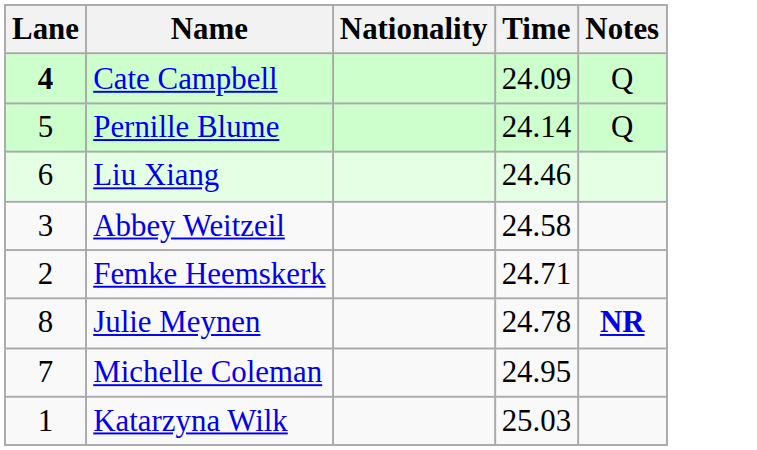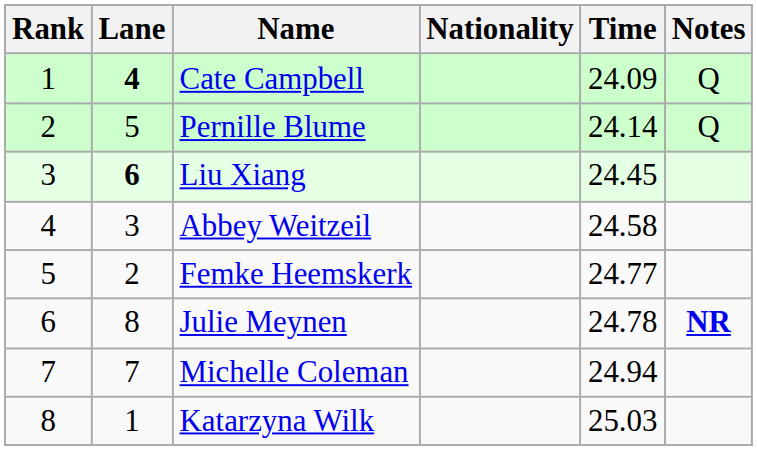+ column: (48, 28)
(46, 175) normal -> (132, 175) bold
(536, 175) 24.46 -> (623, 175) 24.45
(536, 273) 24.71 -> (623, 273) 24.77
(536, 371) 24.95 -> (623, 371) 24.94
